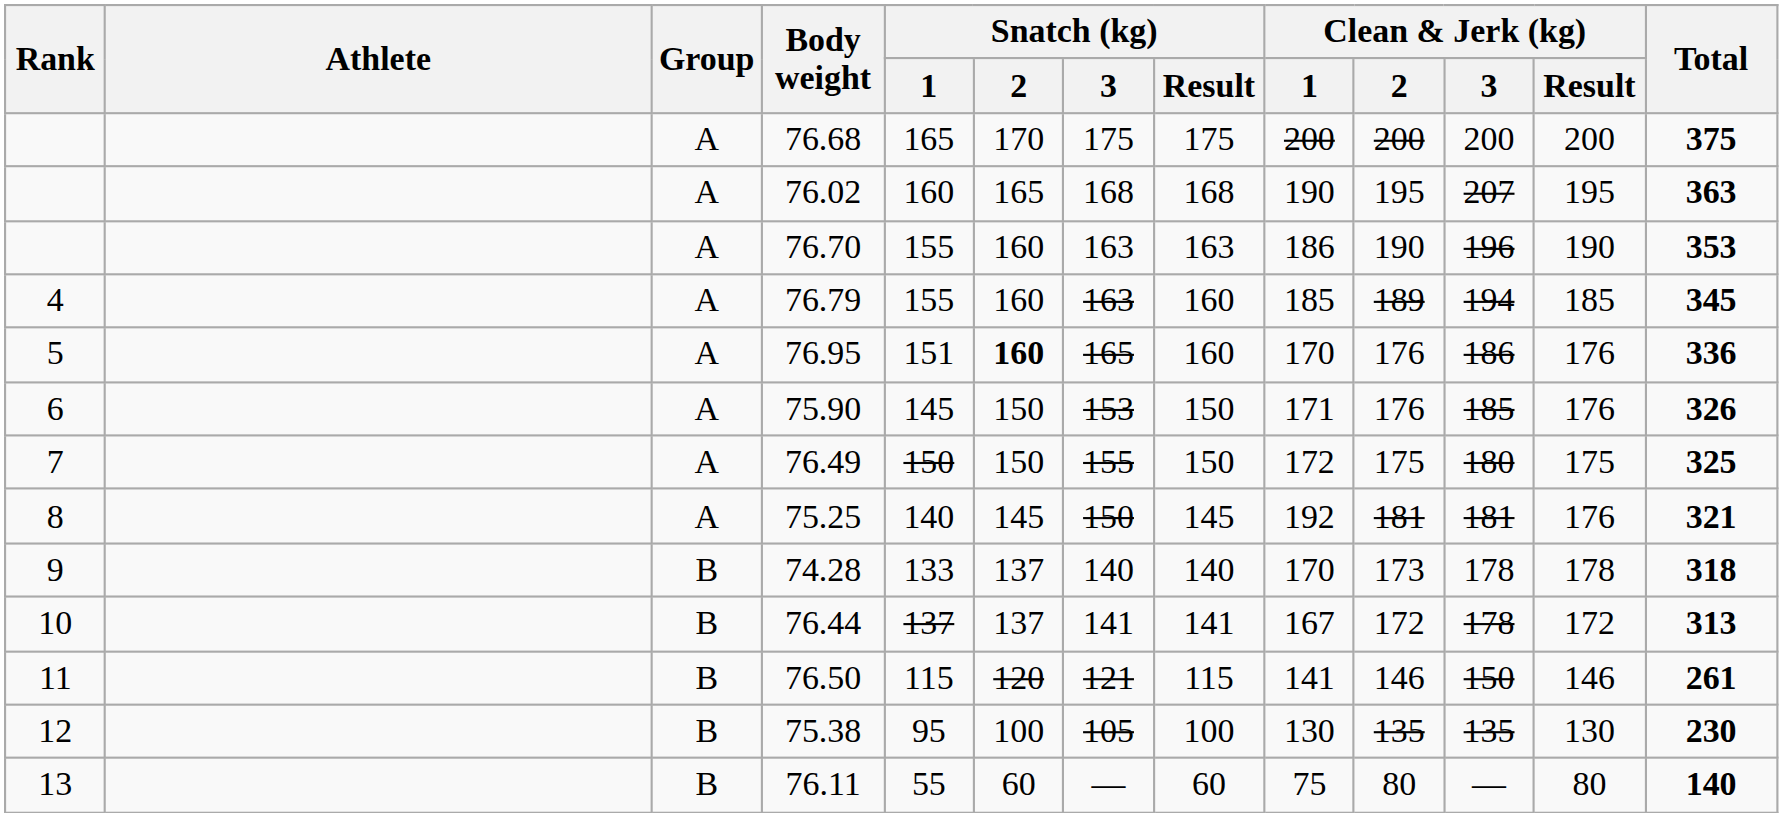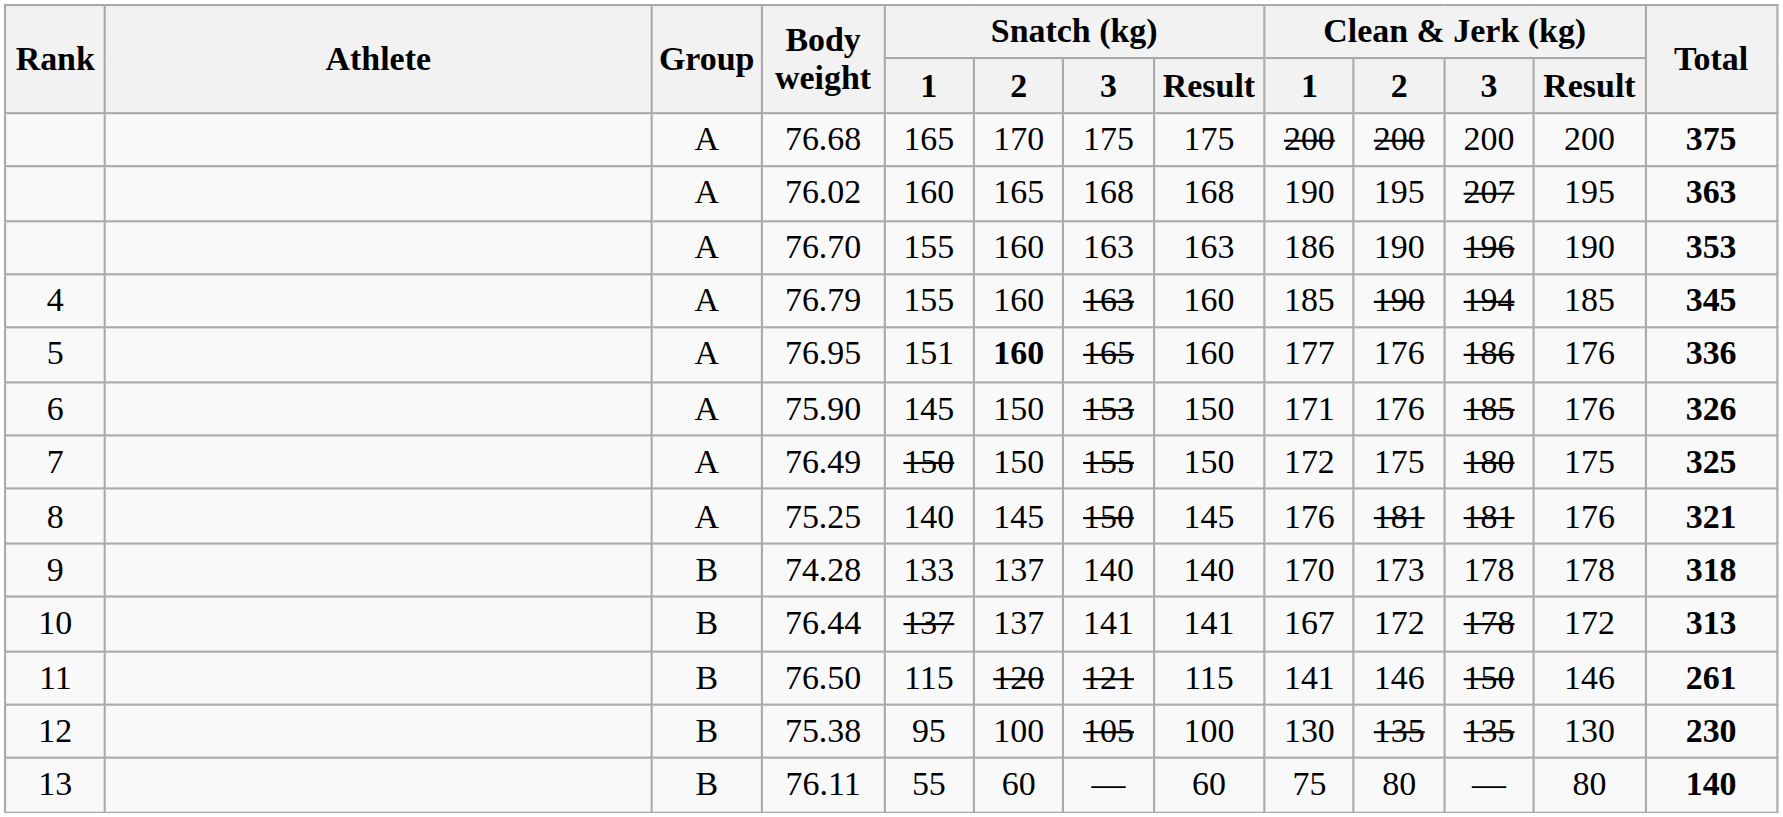(1399, 300) 189 -> (1399, 300) 190
(1309, 354) 170 -> (1309, 354) 177
(1309, 515) 192 -> (1309, 515) 176
